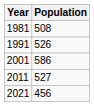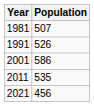(43, 28) 508 -> (43, 28) 507
(43, 77) 527 -> (43, 77) 535
